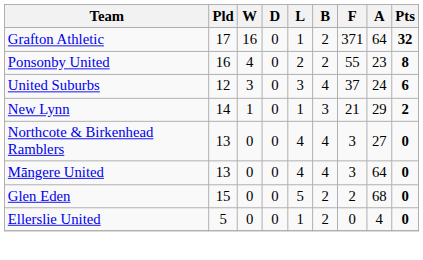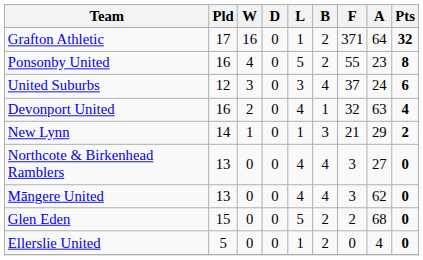(300, 62) 2 -> (300, 62) 5
+ row: (61, 109)
(379, 172) 64 -> (379, 196) 62
